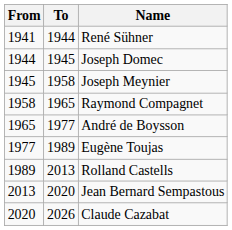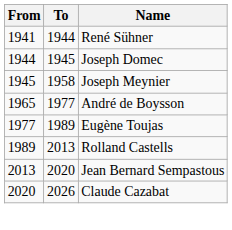- row: (142, 103)
